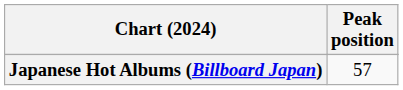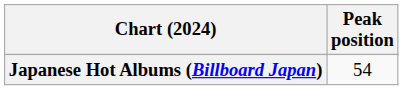(362, 69) 57 -> (362, 69) 54
